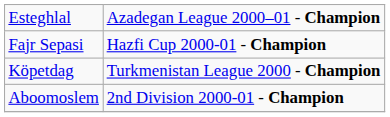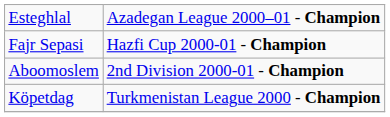rows swapped: (54, 97) <-> (41, 71)
